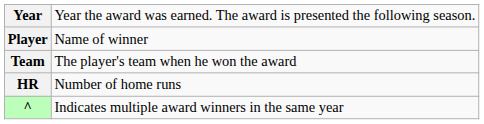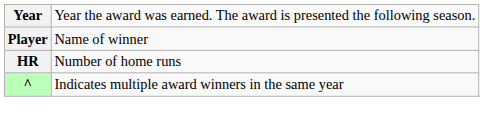- row: (28, 61)
